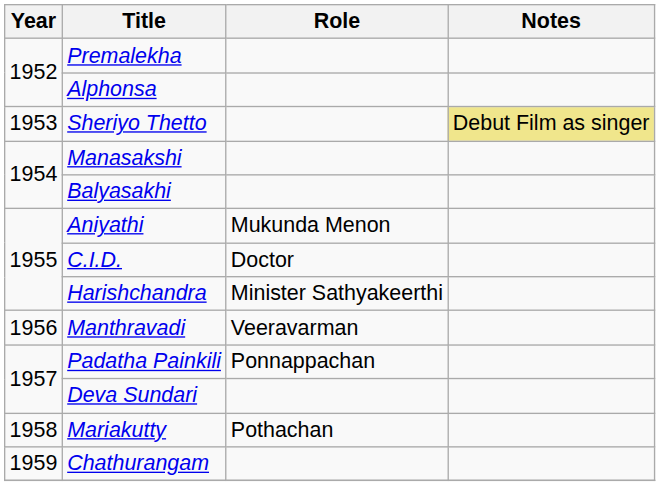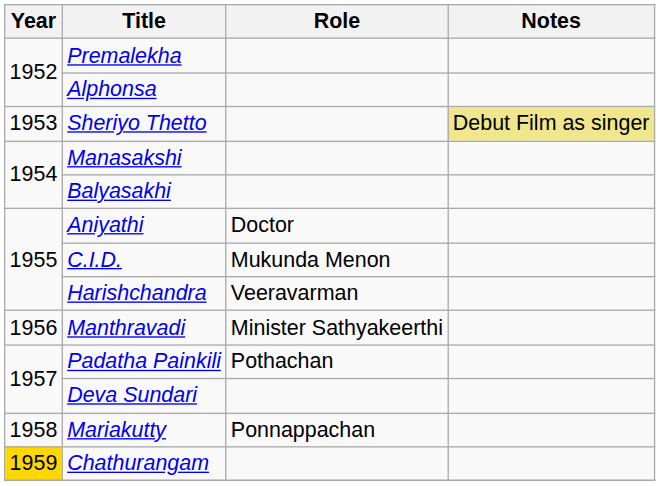(311, 225) Mukunda Menon -> (262, 225) Doctor
(262, 259) Doctor -> (311, 259) Mukunda Menon
(337, 293) Minister Sathyakeerthi -> (295, 293) Veeravarman
(295, 327) Veeravarman -> (337, 327) Minister Sathyakeerthi
(303, 361) Ponnappachan -> (282, 361) Pothachan
(282, 429) Pothachan -> (303, 429) Ponnappachan
(33, 463) no background -> (33, 463) gold background
